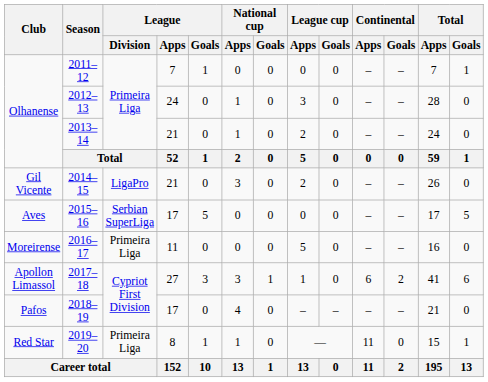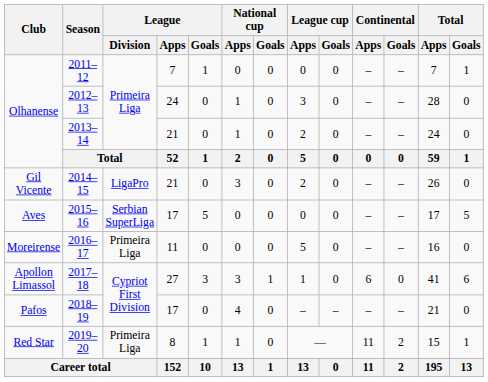(401, 279) 2 -> (401, 279) 0
(401, 342) 0 -> (401, 342) 2
